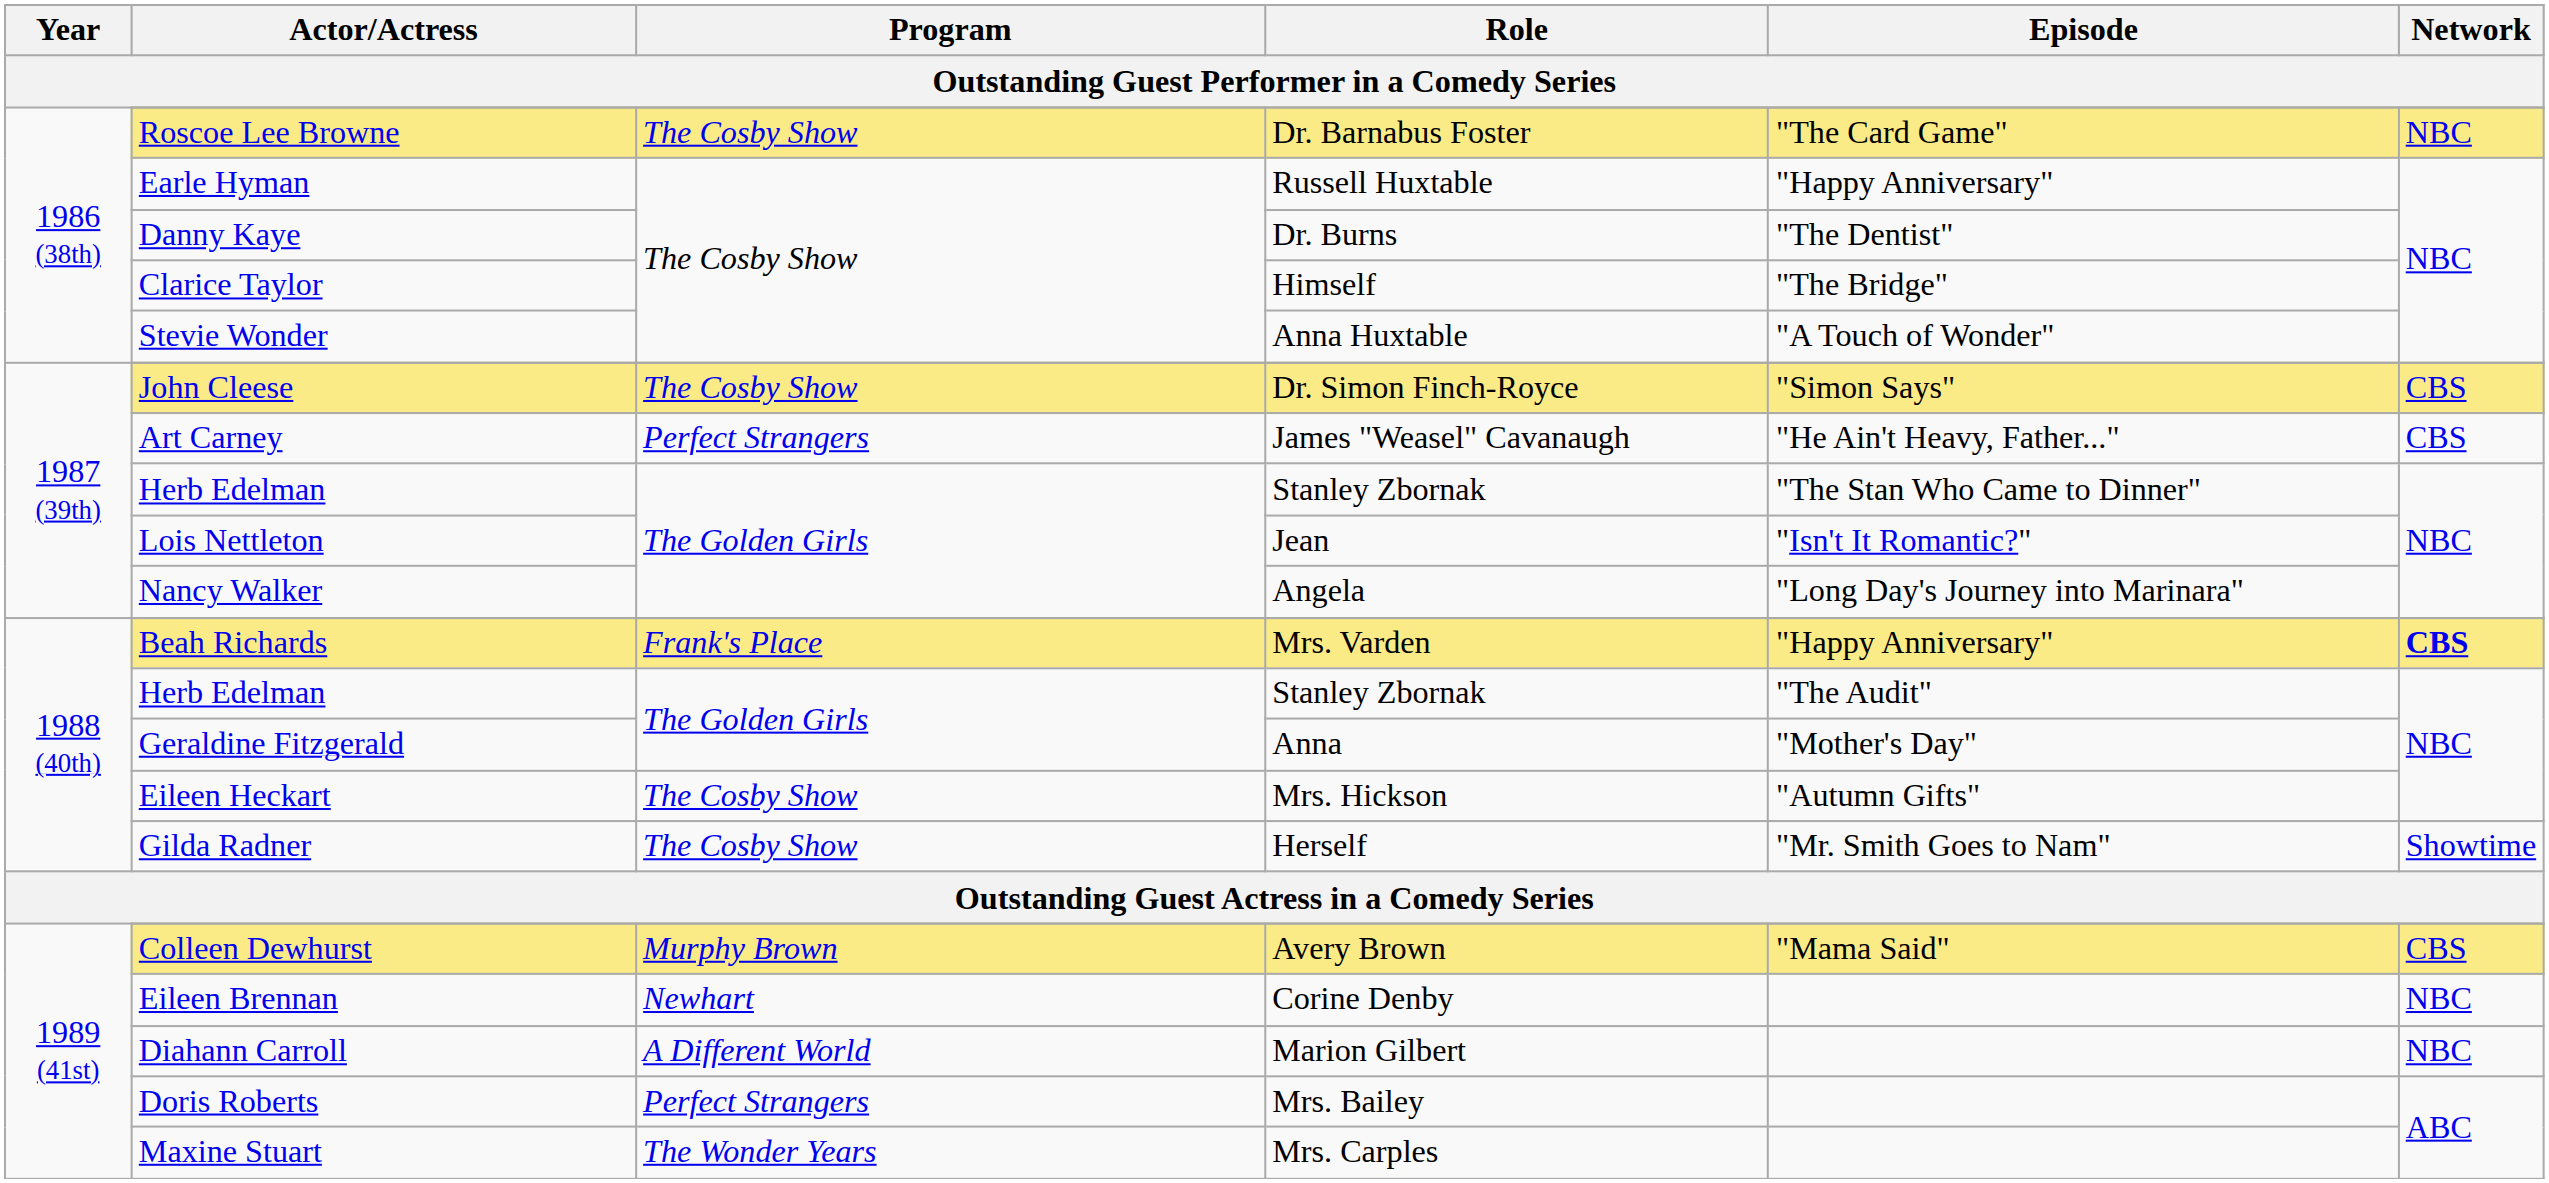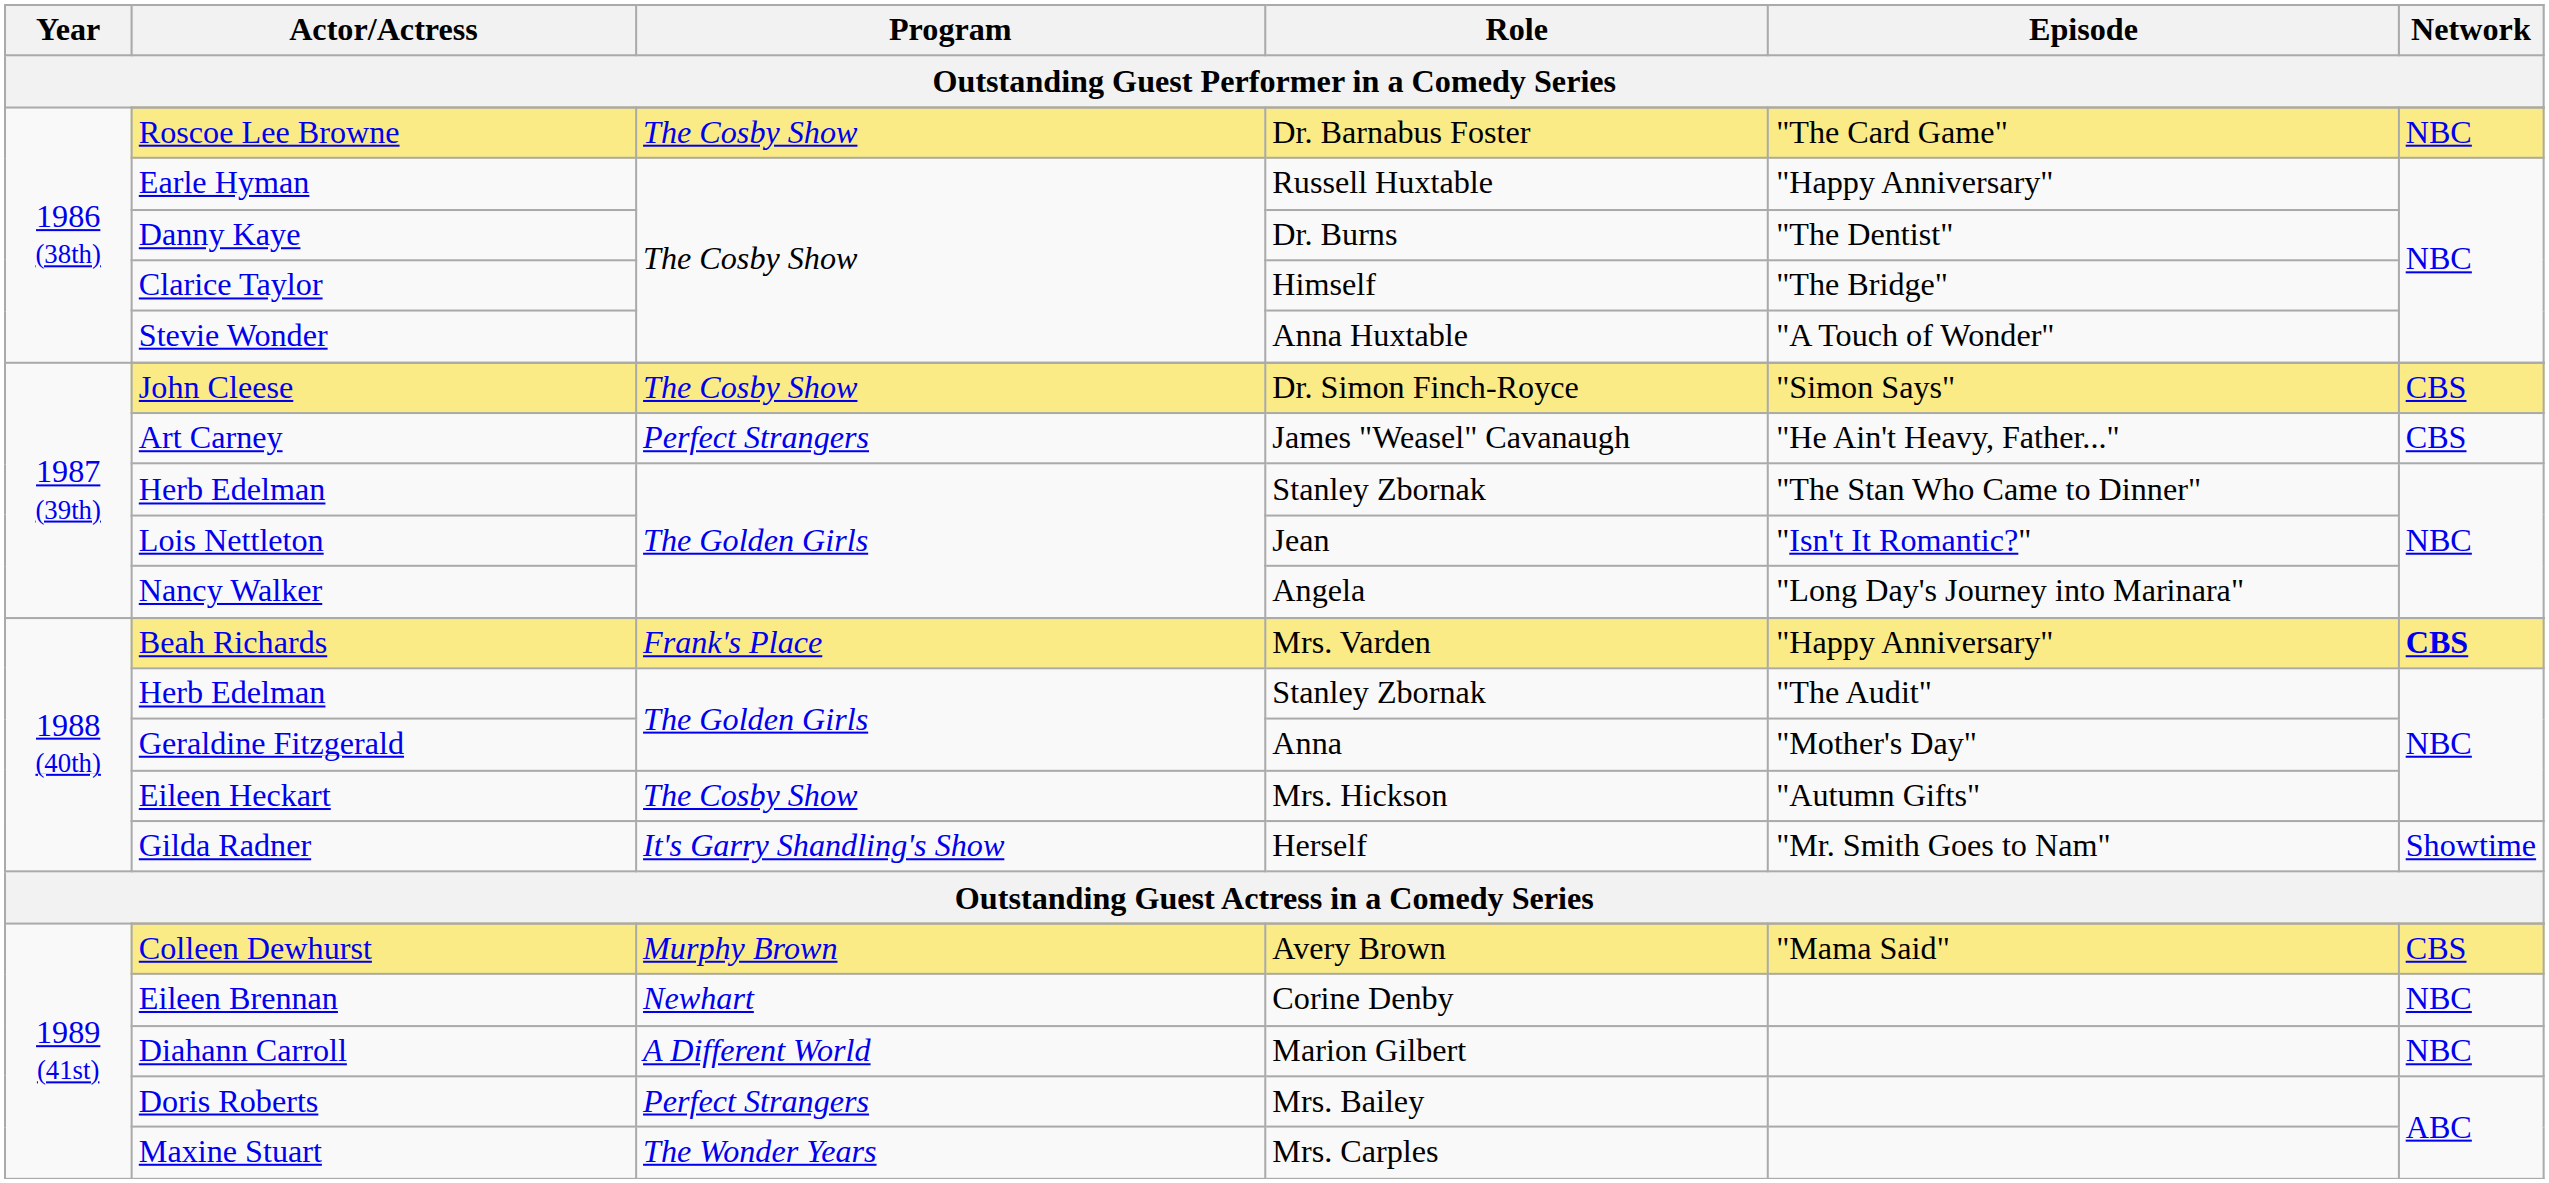(750, 846) The Cosby Show -> (824, 846) It's Garry Shandling's Show
